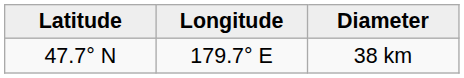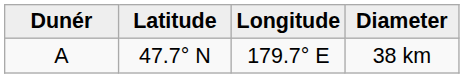+ column: (61, 21)
